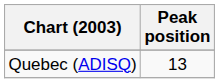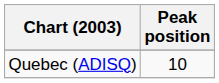(177, 63) 13 -> (177, 63) 10
